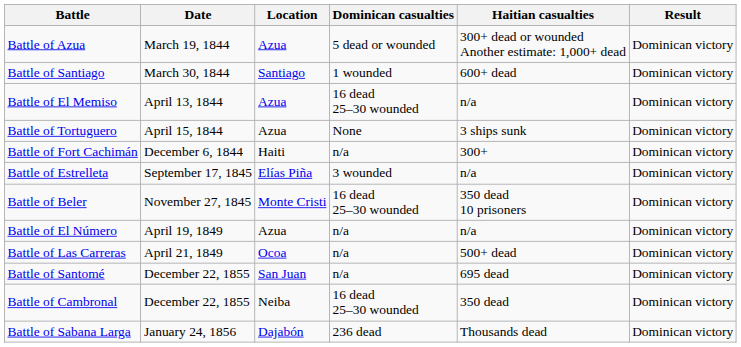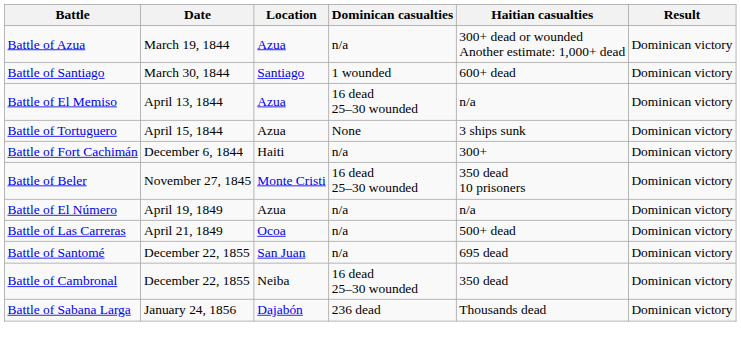(384, 44) 5 dead or wounded -> (340, 44) n/a
- row: (58, 173)
